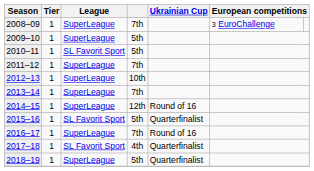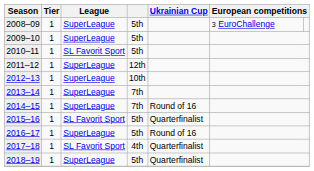(137, 24) 7th -> (137, 24) 5th
(137, 65) 7th -> (137, 65) 12th
(137, 105) 12th -> (137, 105) 7th
(137, 132) 7th -> (137, 132) 5th
